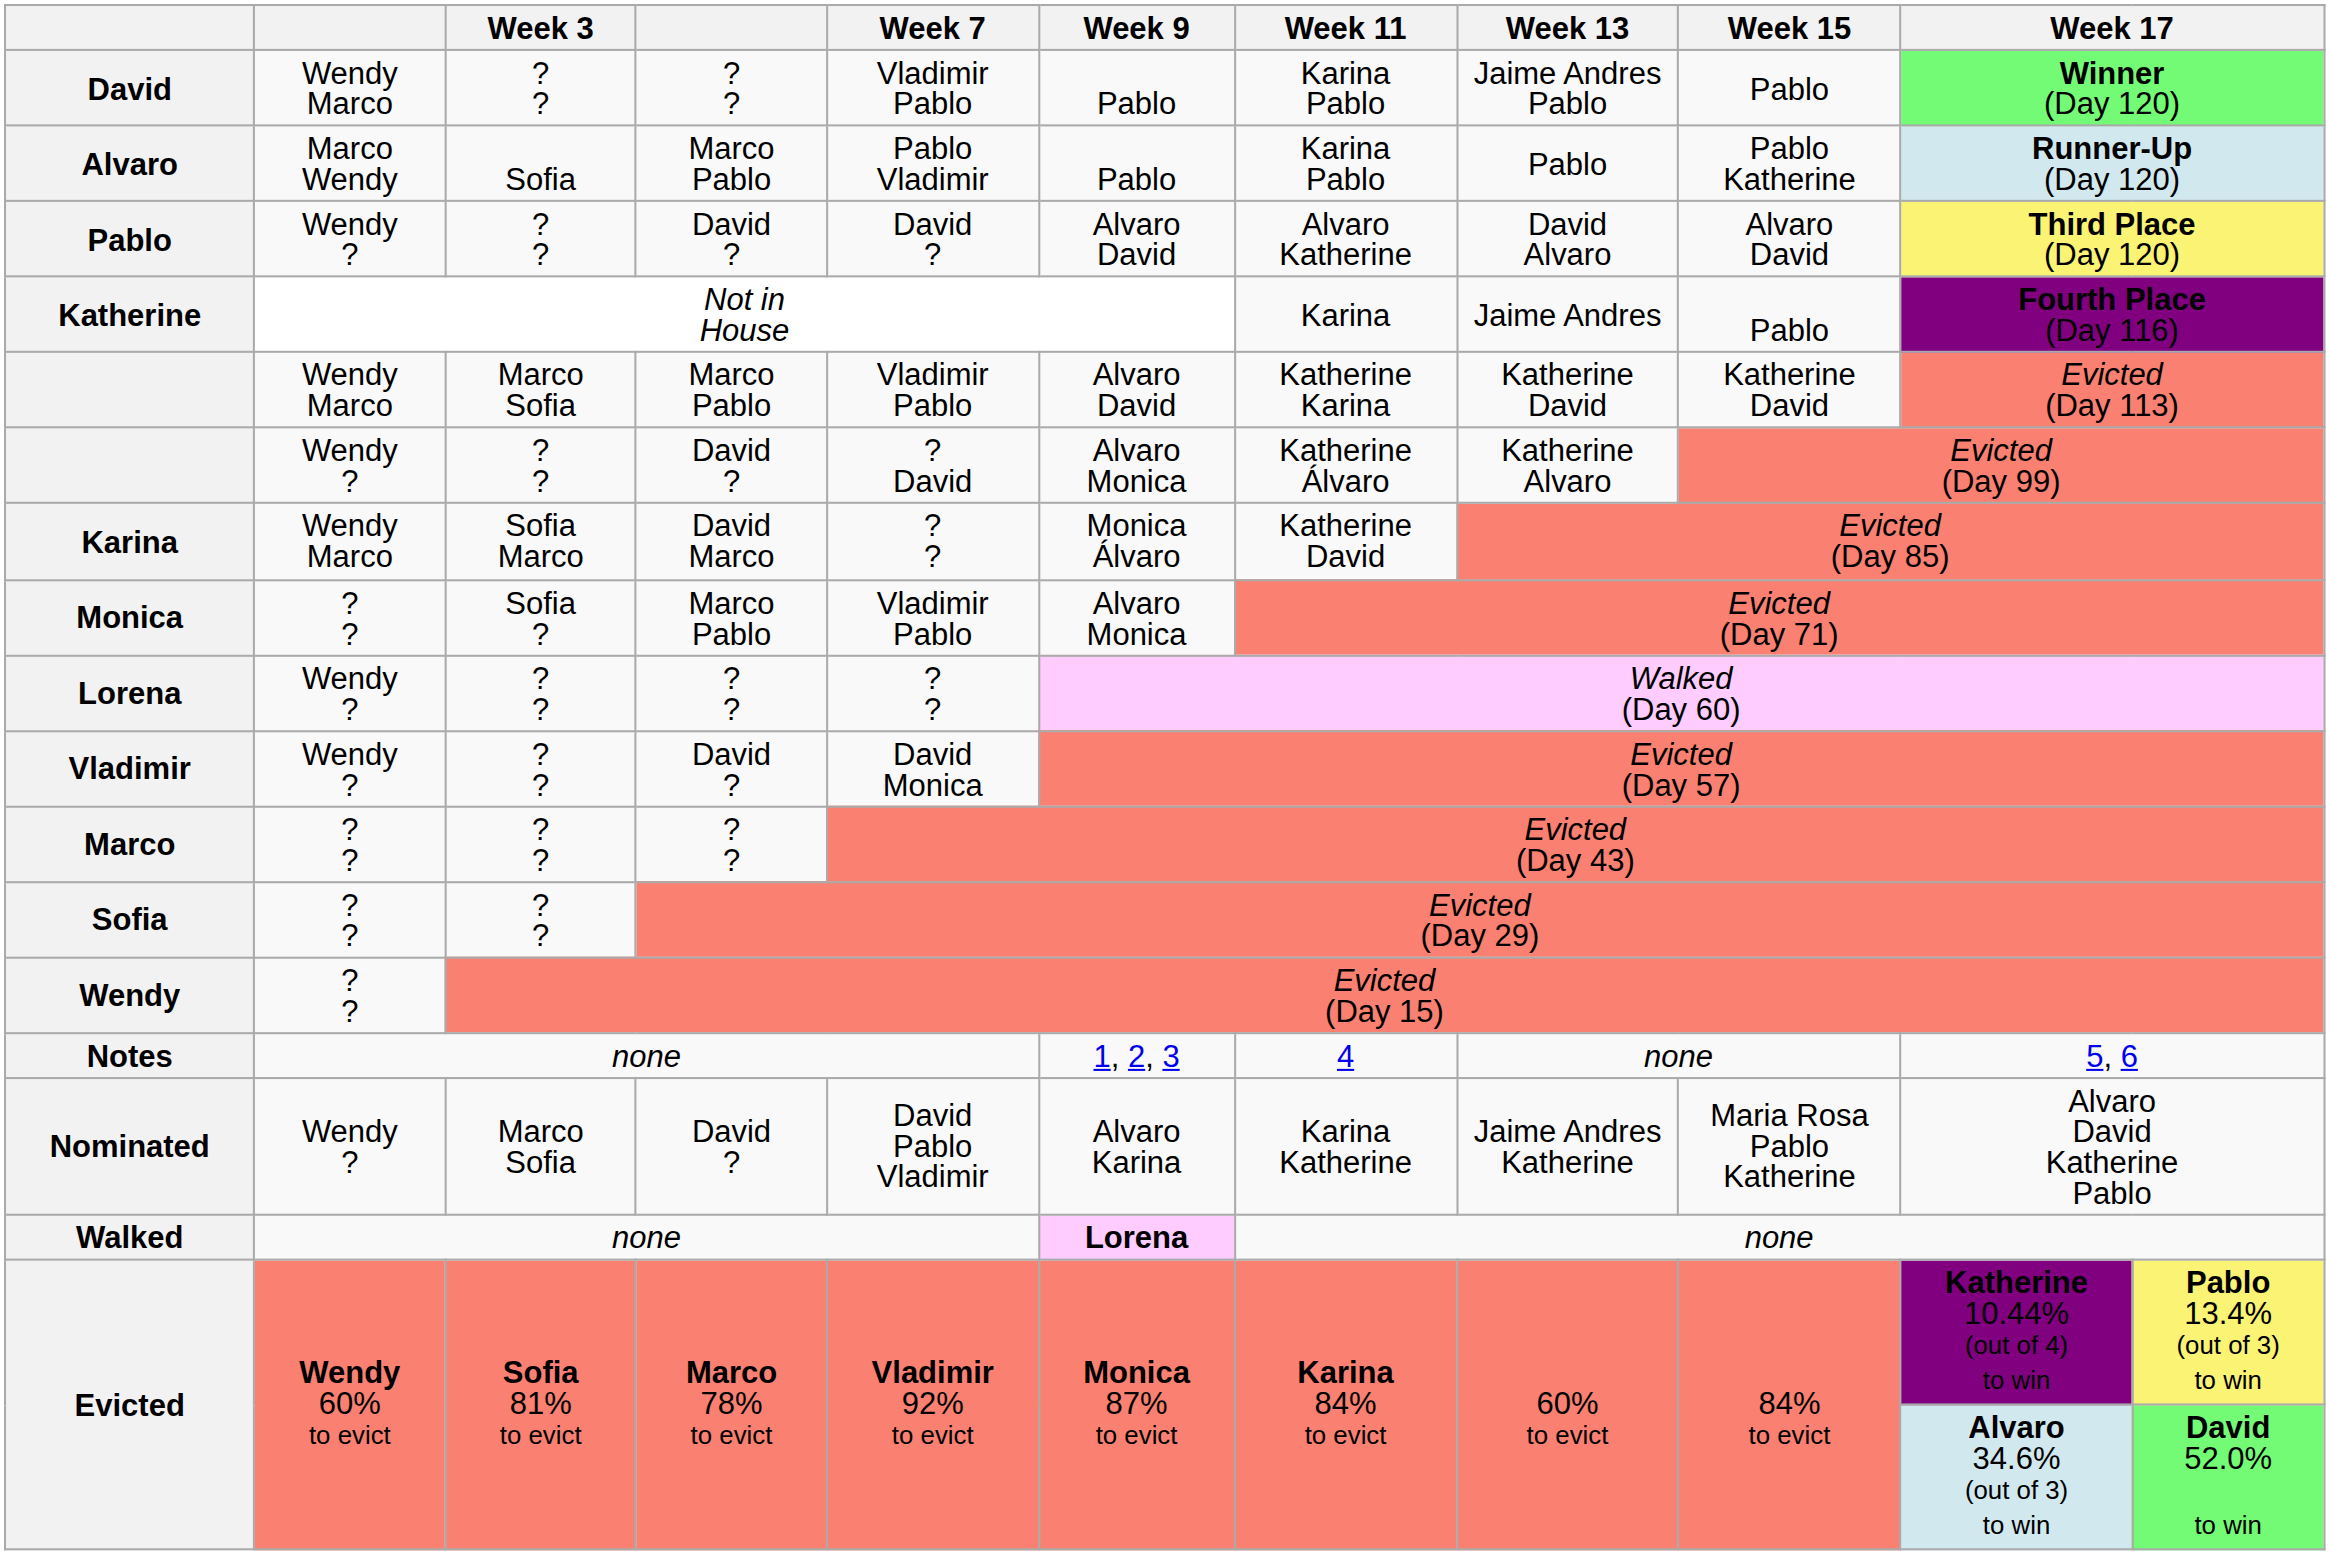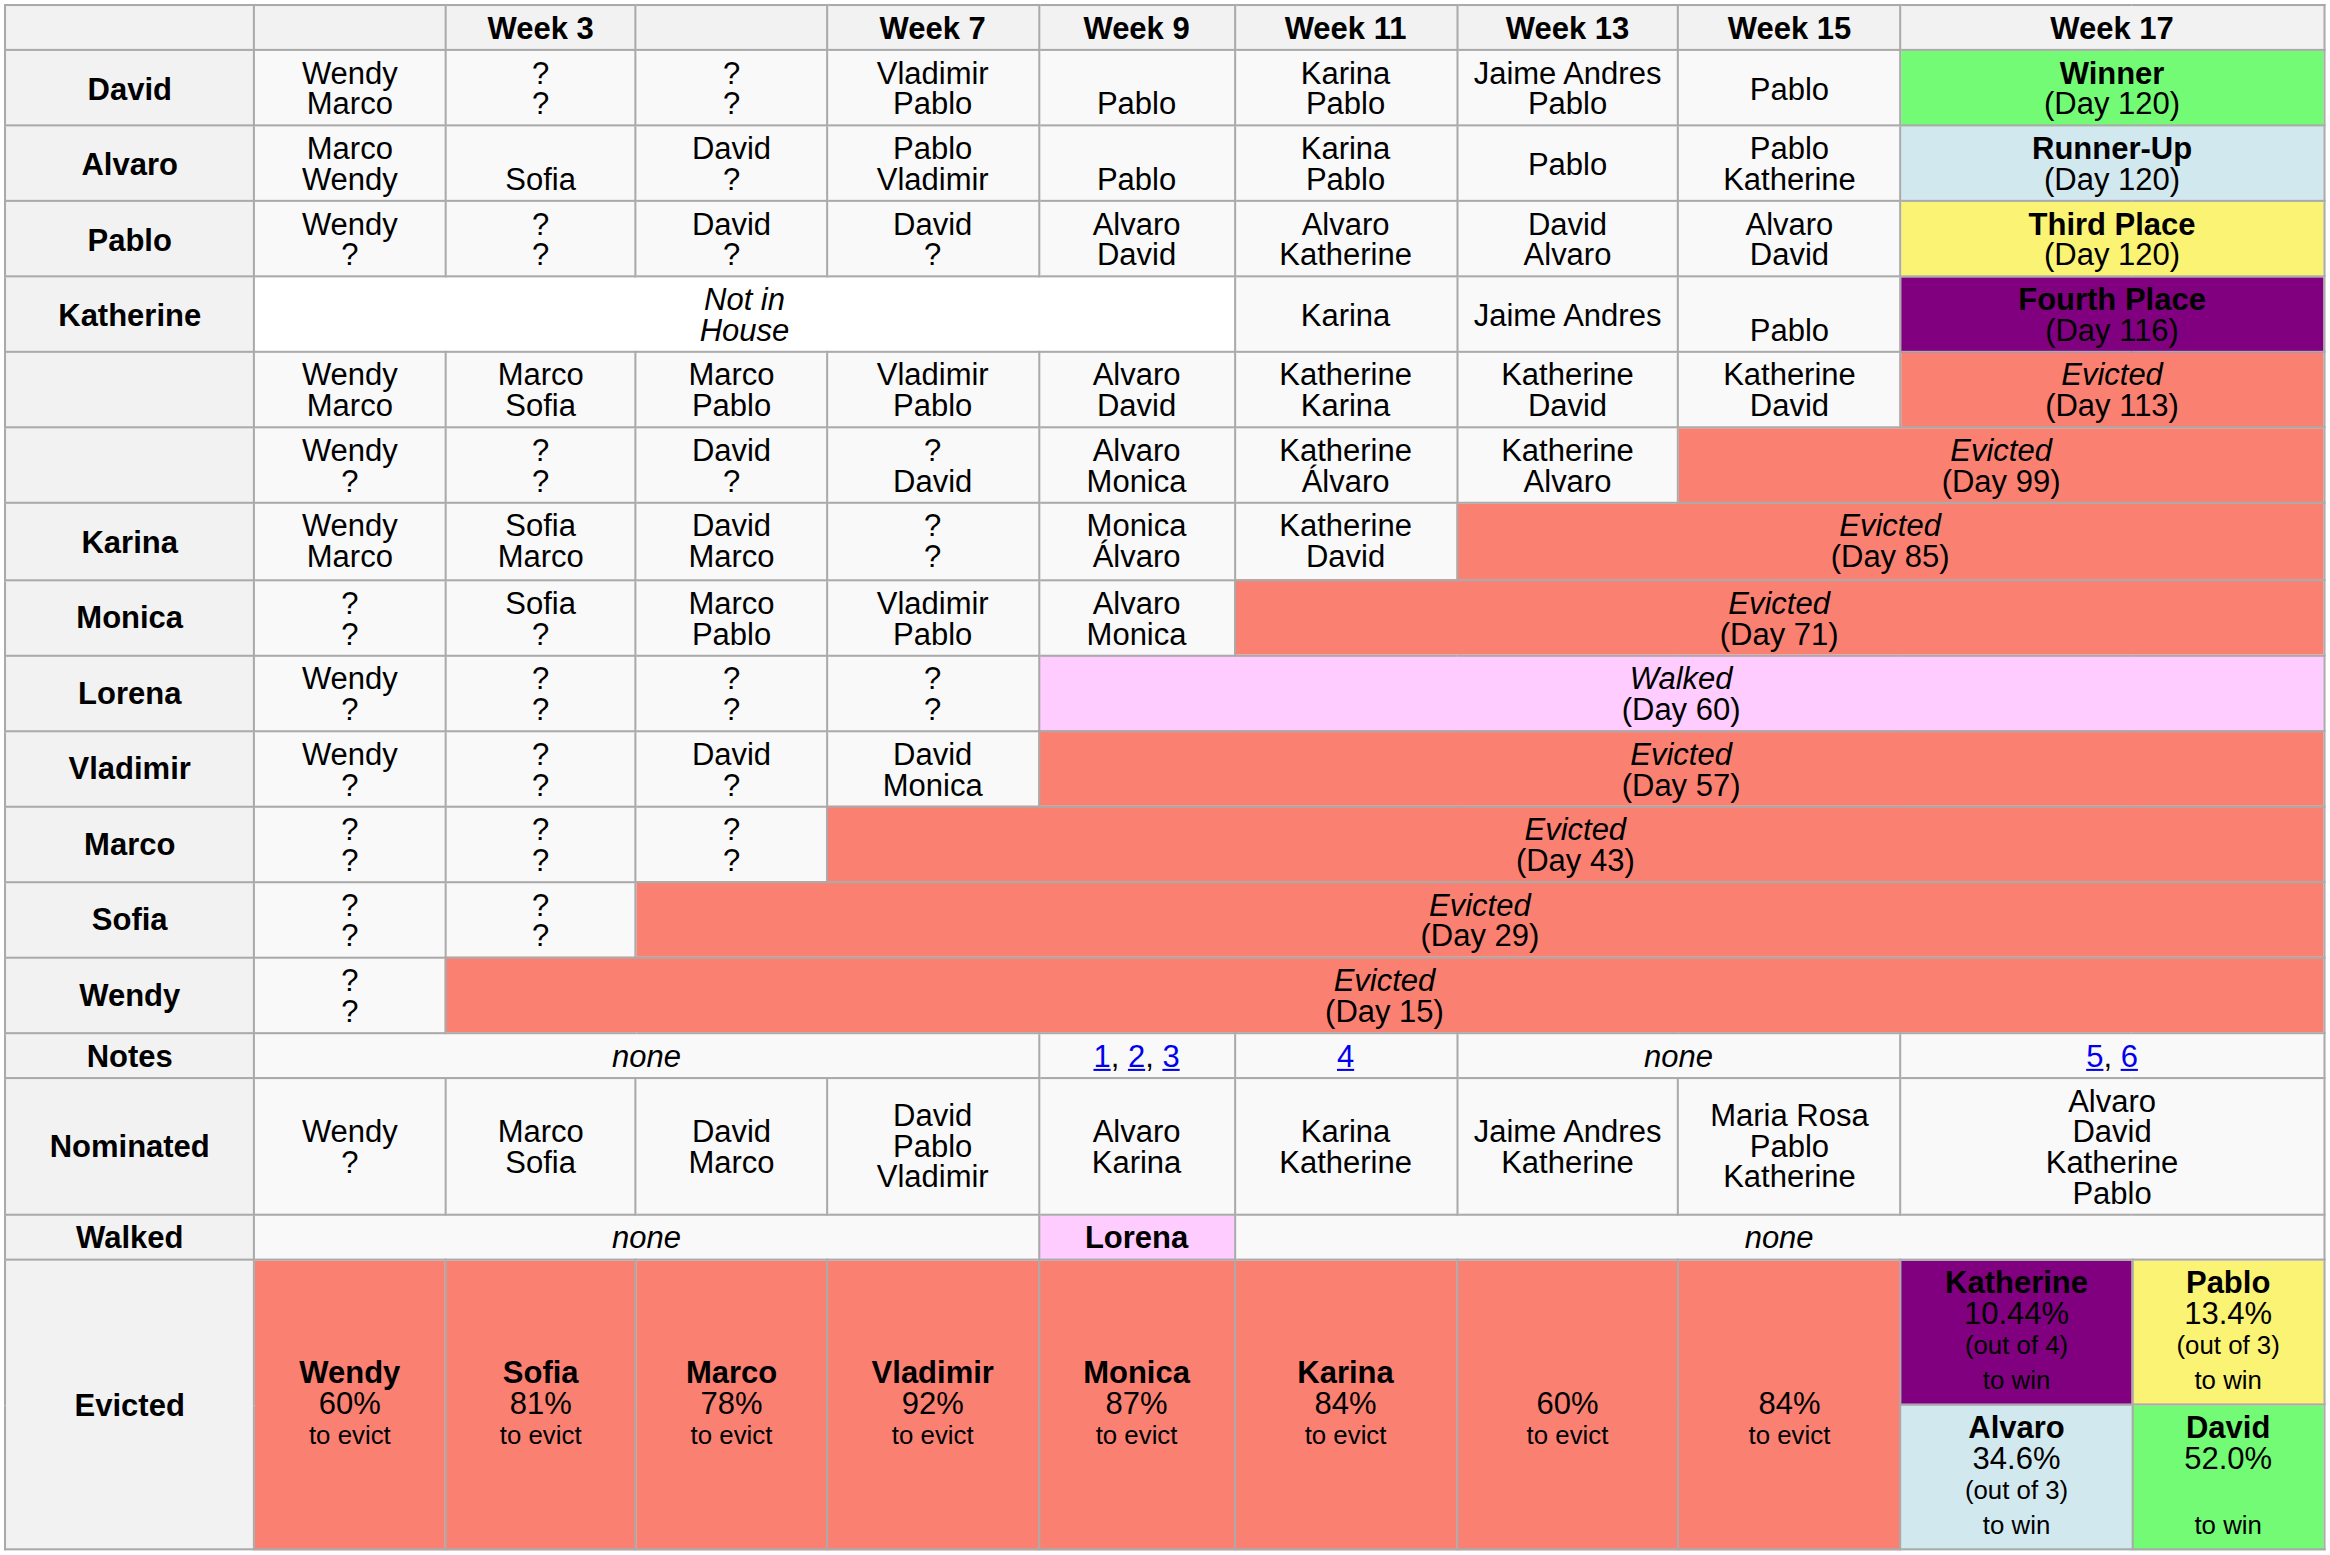(732, 164) Marco Pablo -> (732, 164) David ?
(732, 1147) David ? -> (732, 1147) David Marco
